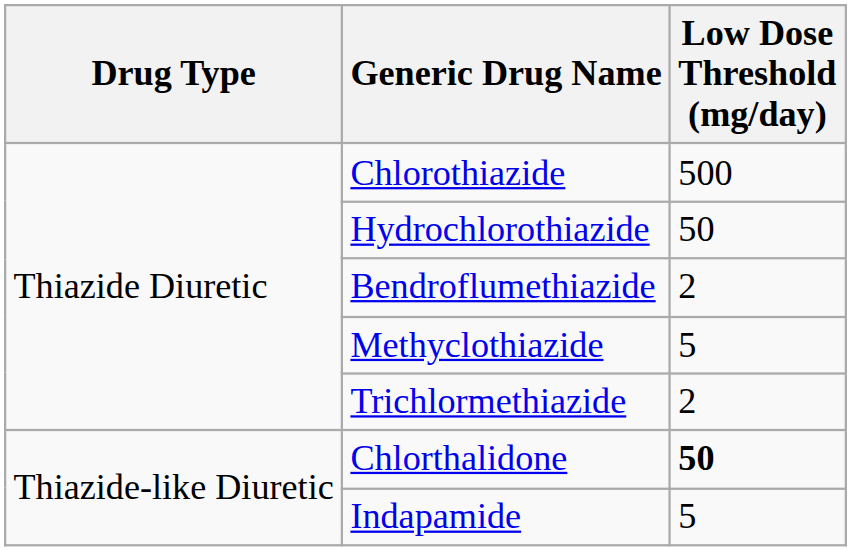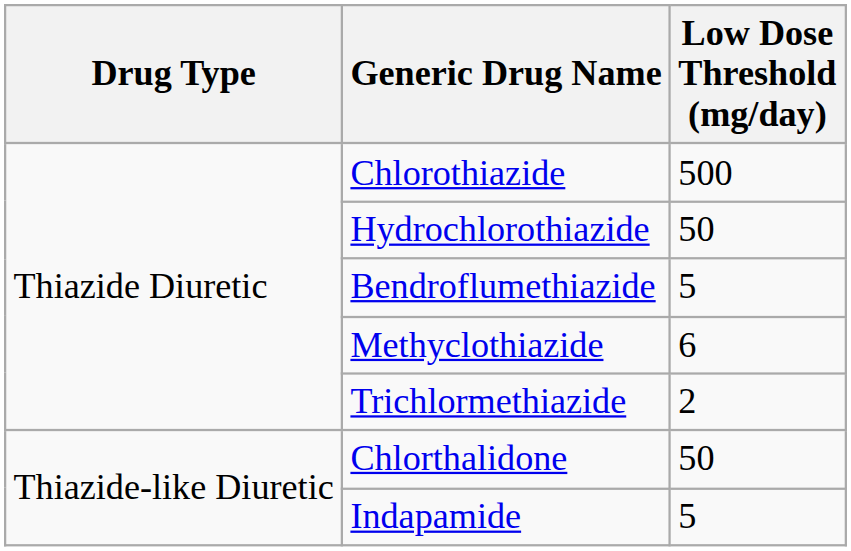(687, 286) 2 -> (687, 286) 5
(687, 343) 5 -> (687, 343) 6
(696, 458) bold -> (696, 458) normal
